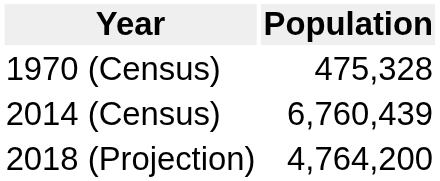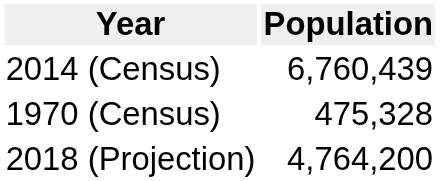rows swapped: (113, 69) <-> (113, 114)
